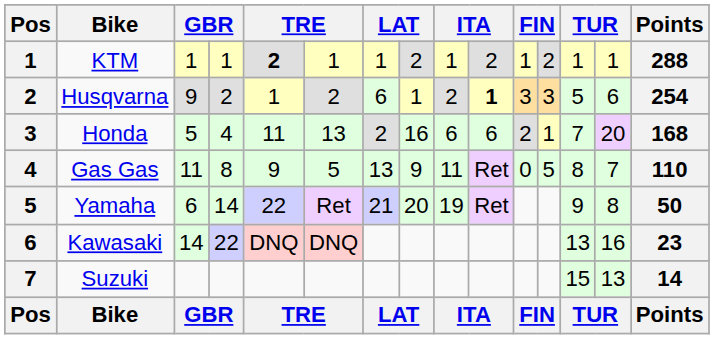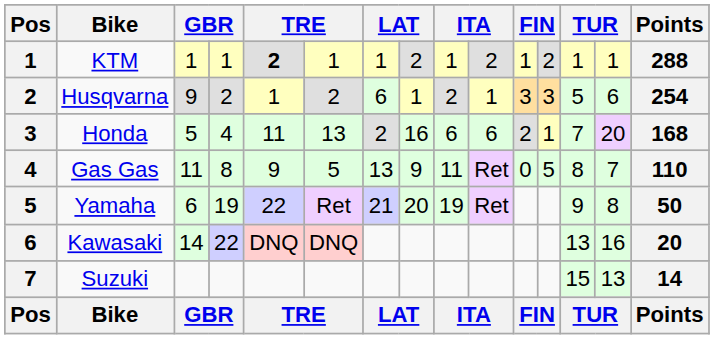(491, 96) bold -> (491, 96) normal
(226, 205) 14 -> (226, 205) 19
(670, 242) 23 -> (670, 242) 20
